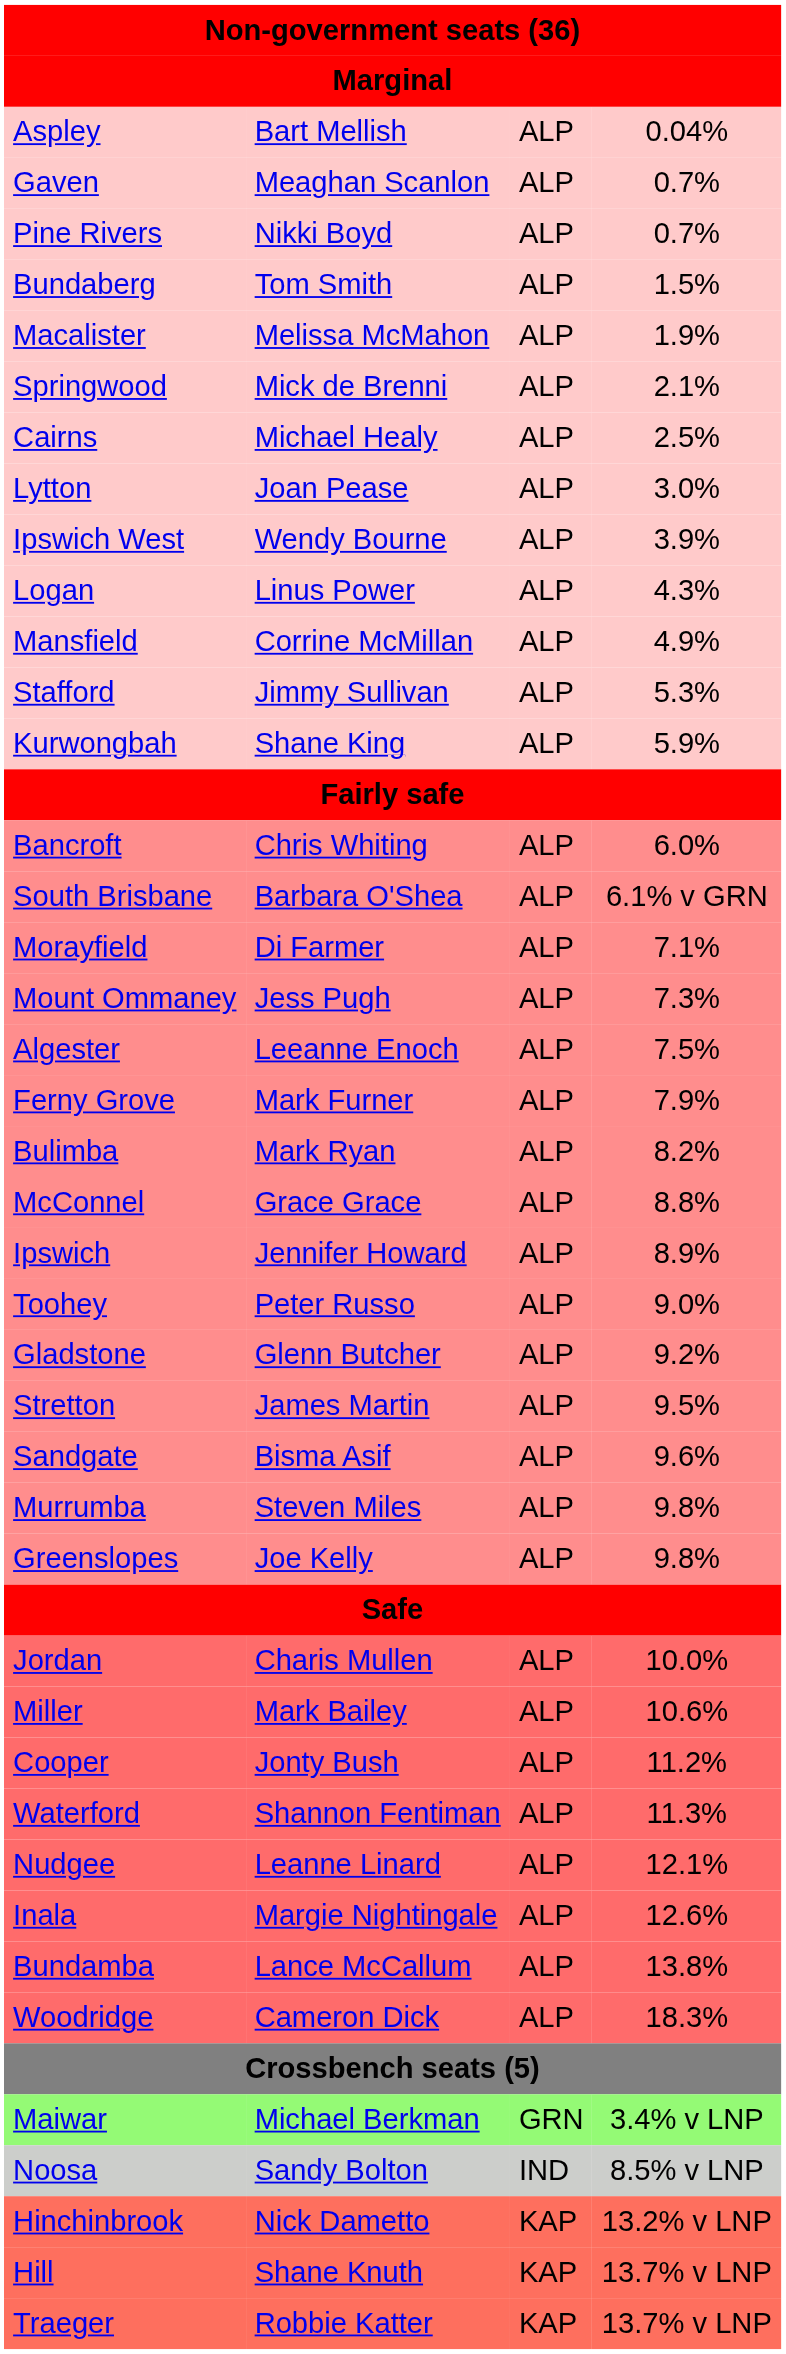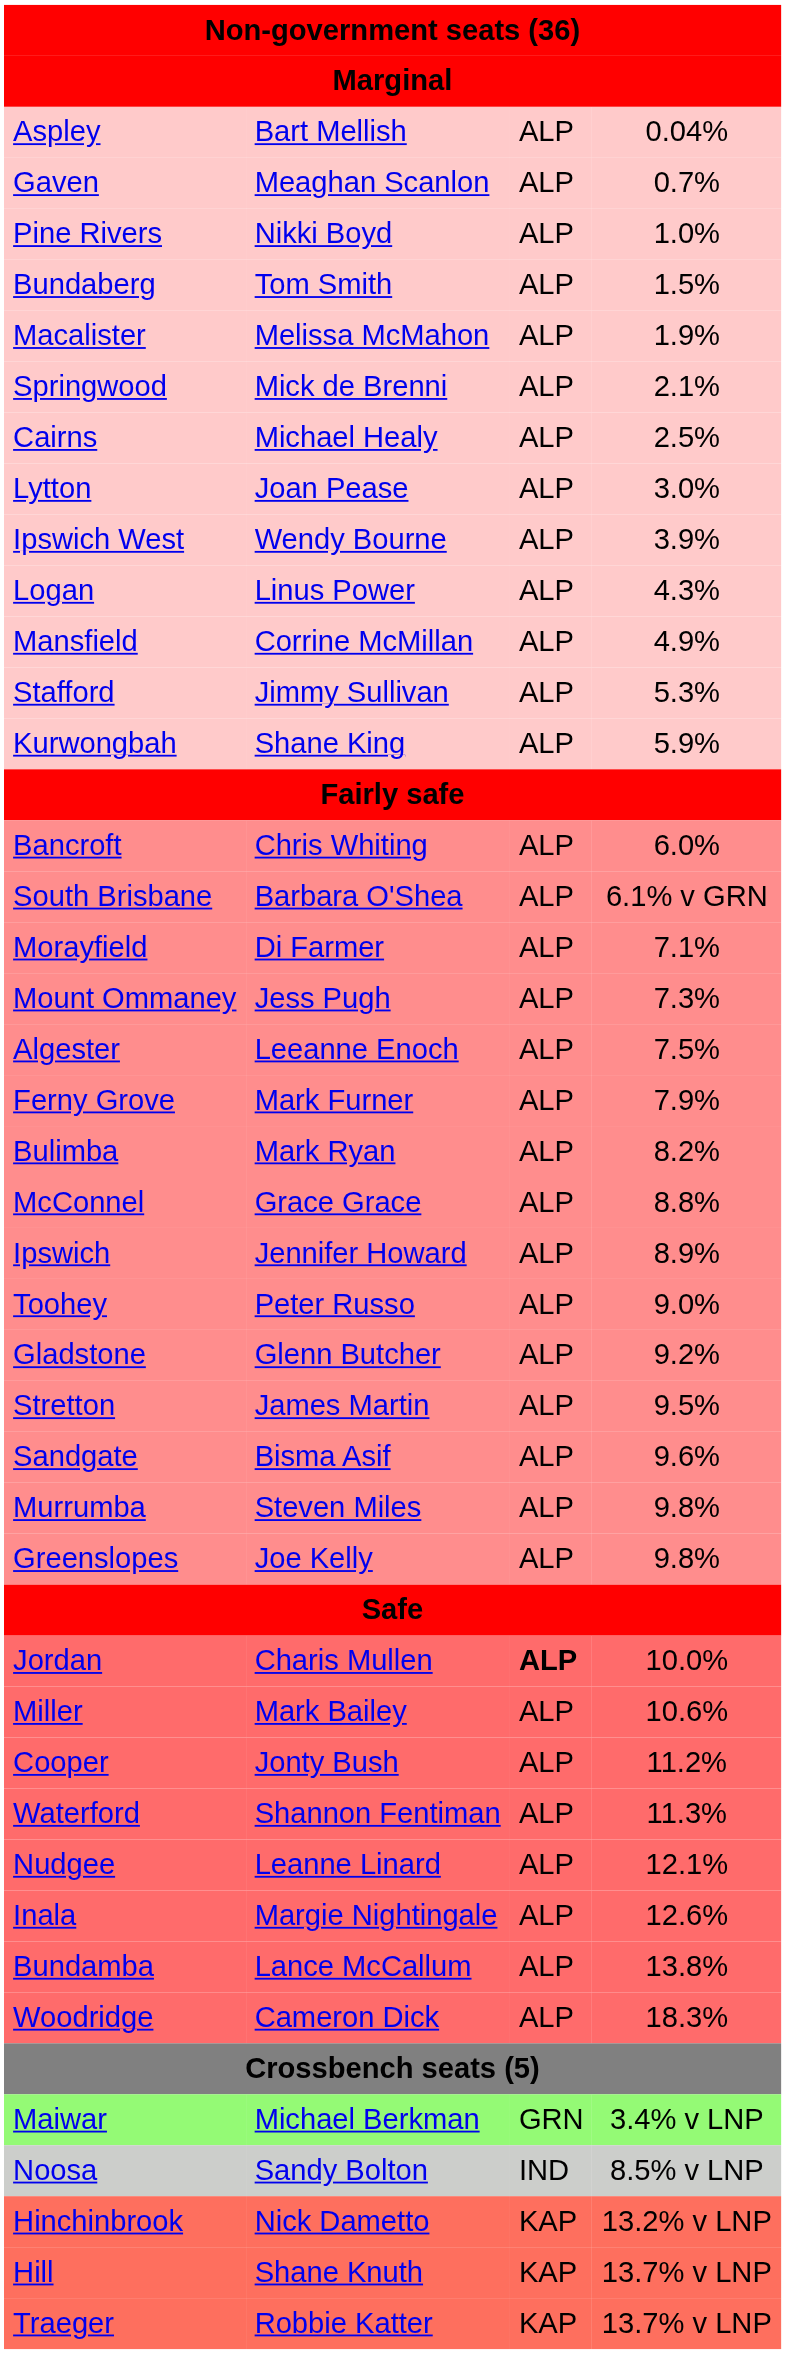(687, 234) 0.7% -> (687, 234) 1.0%
(546, 1661) normal -> (548, 1661) bold
